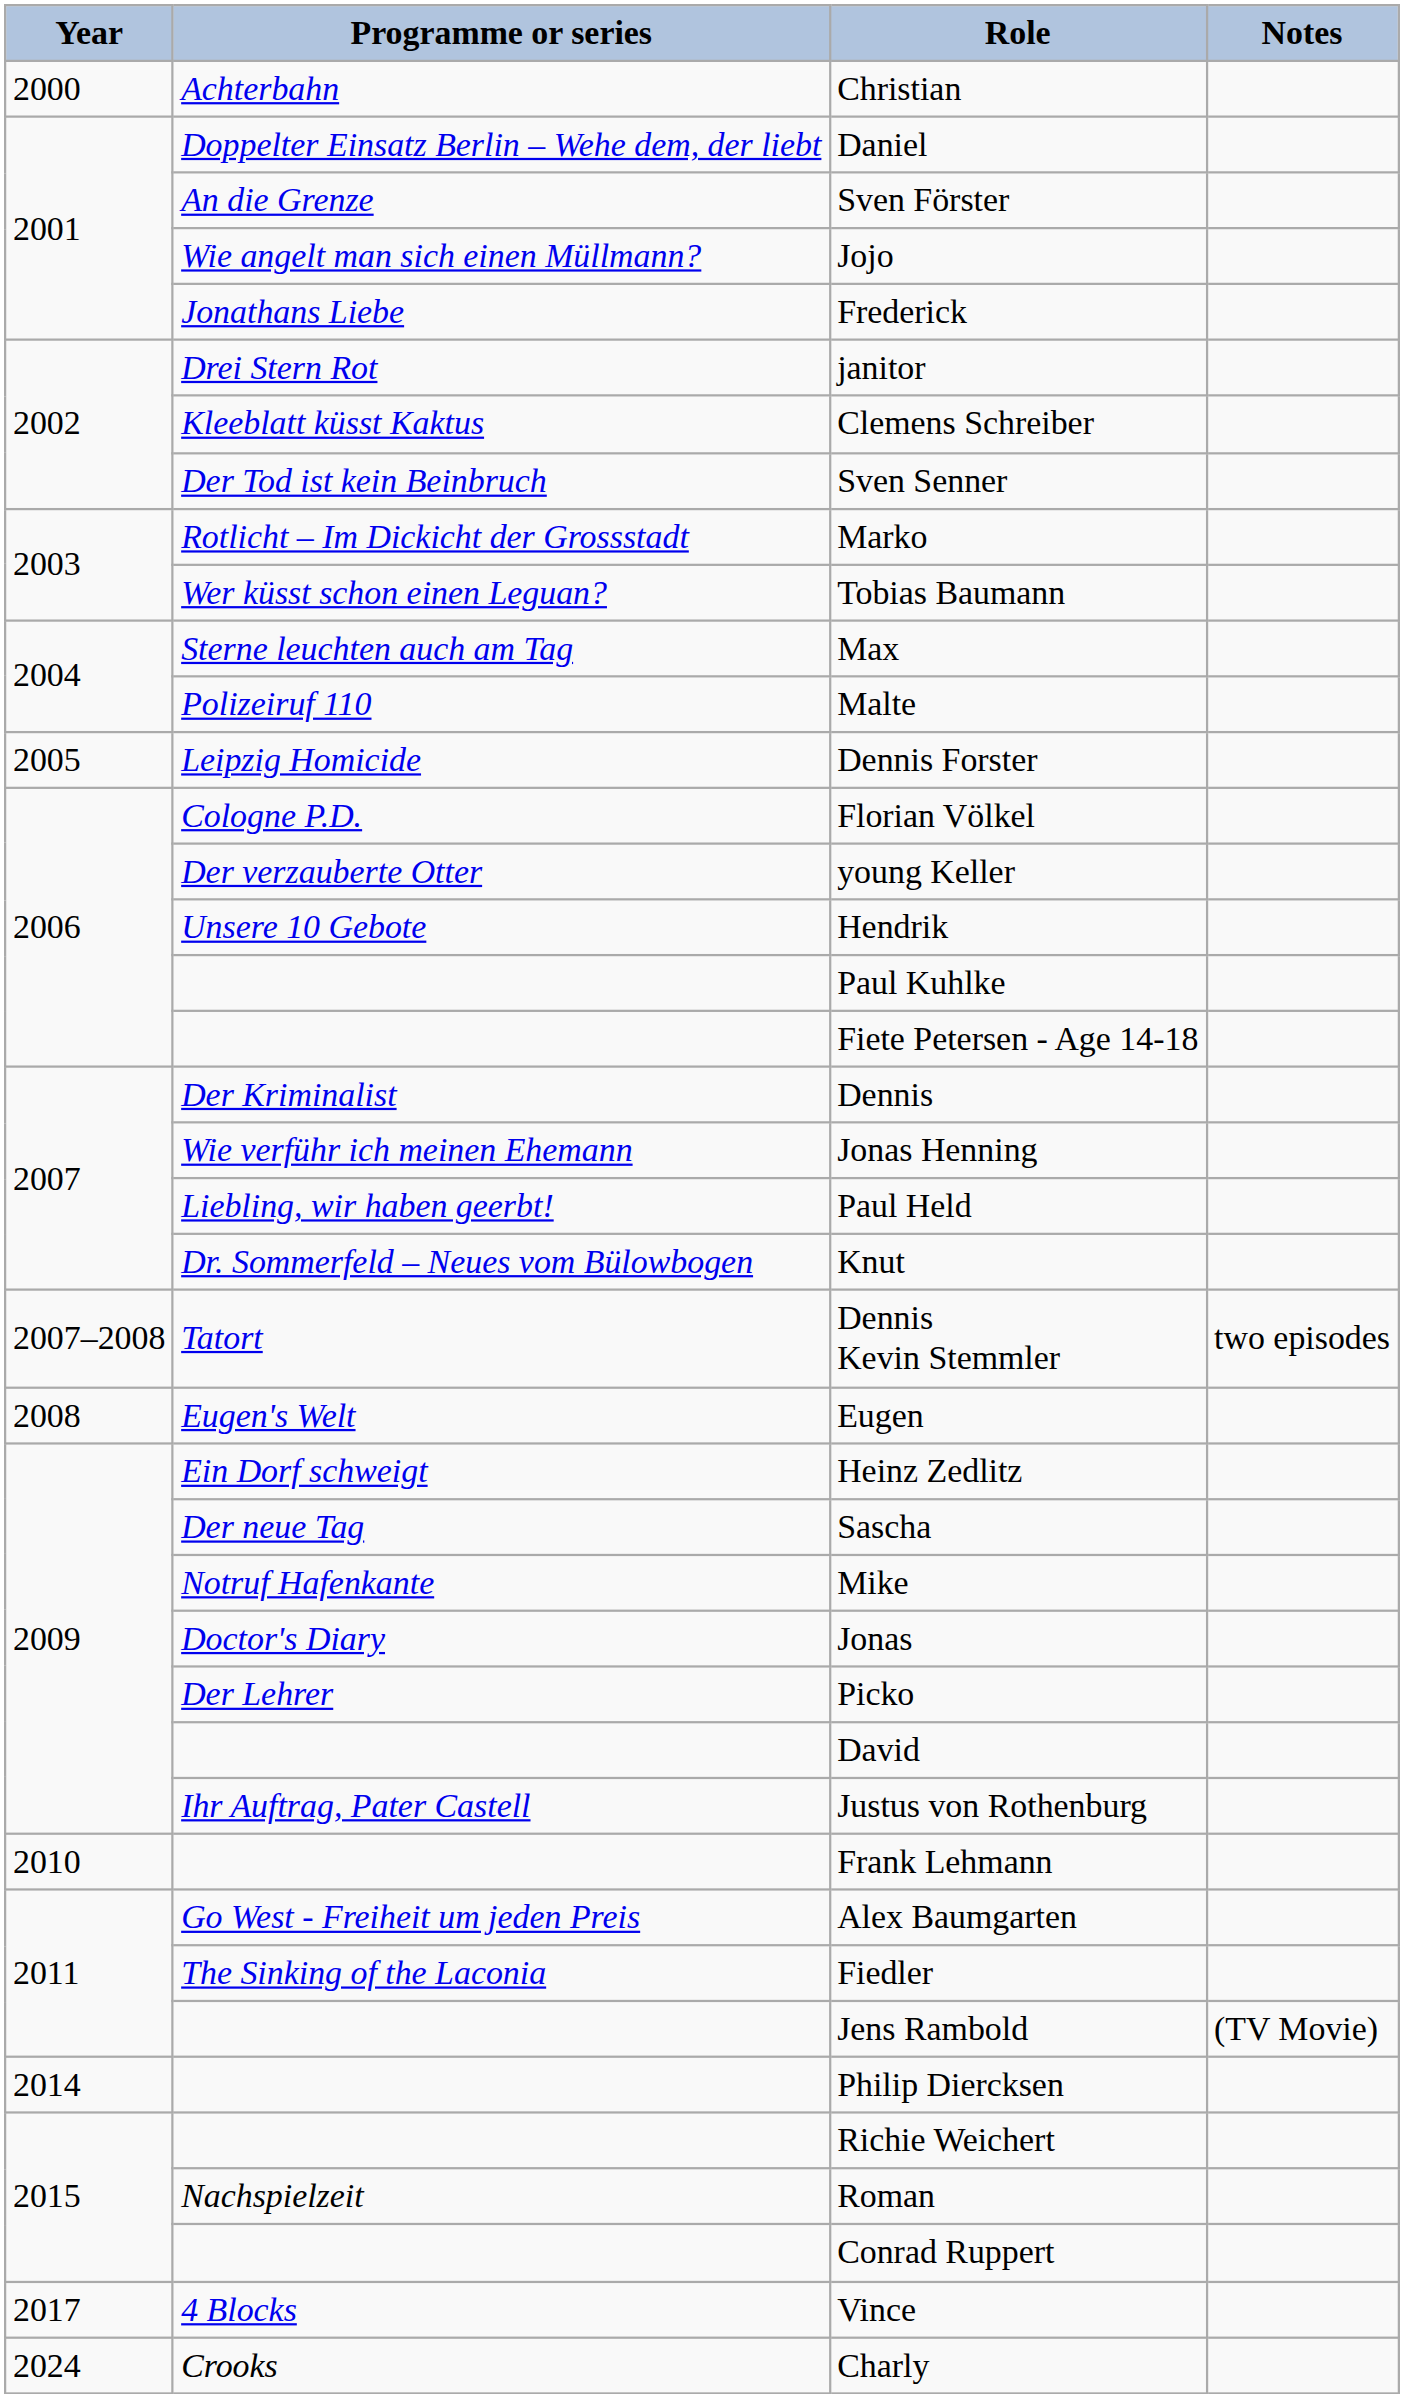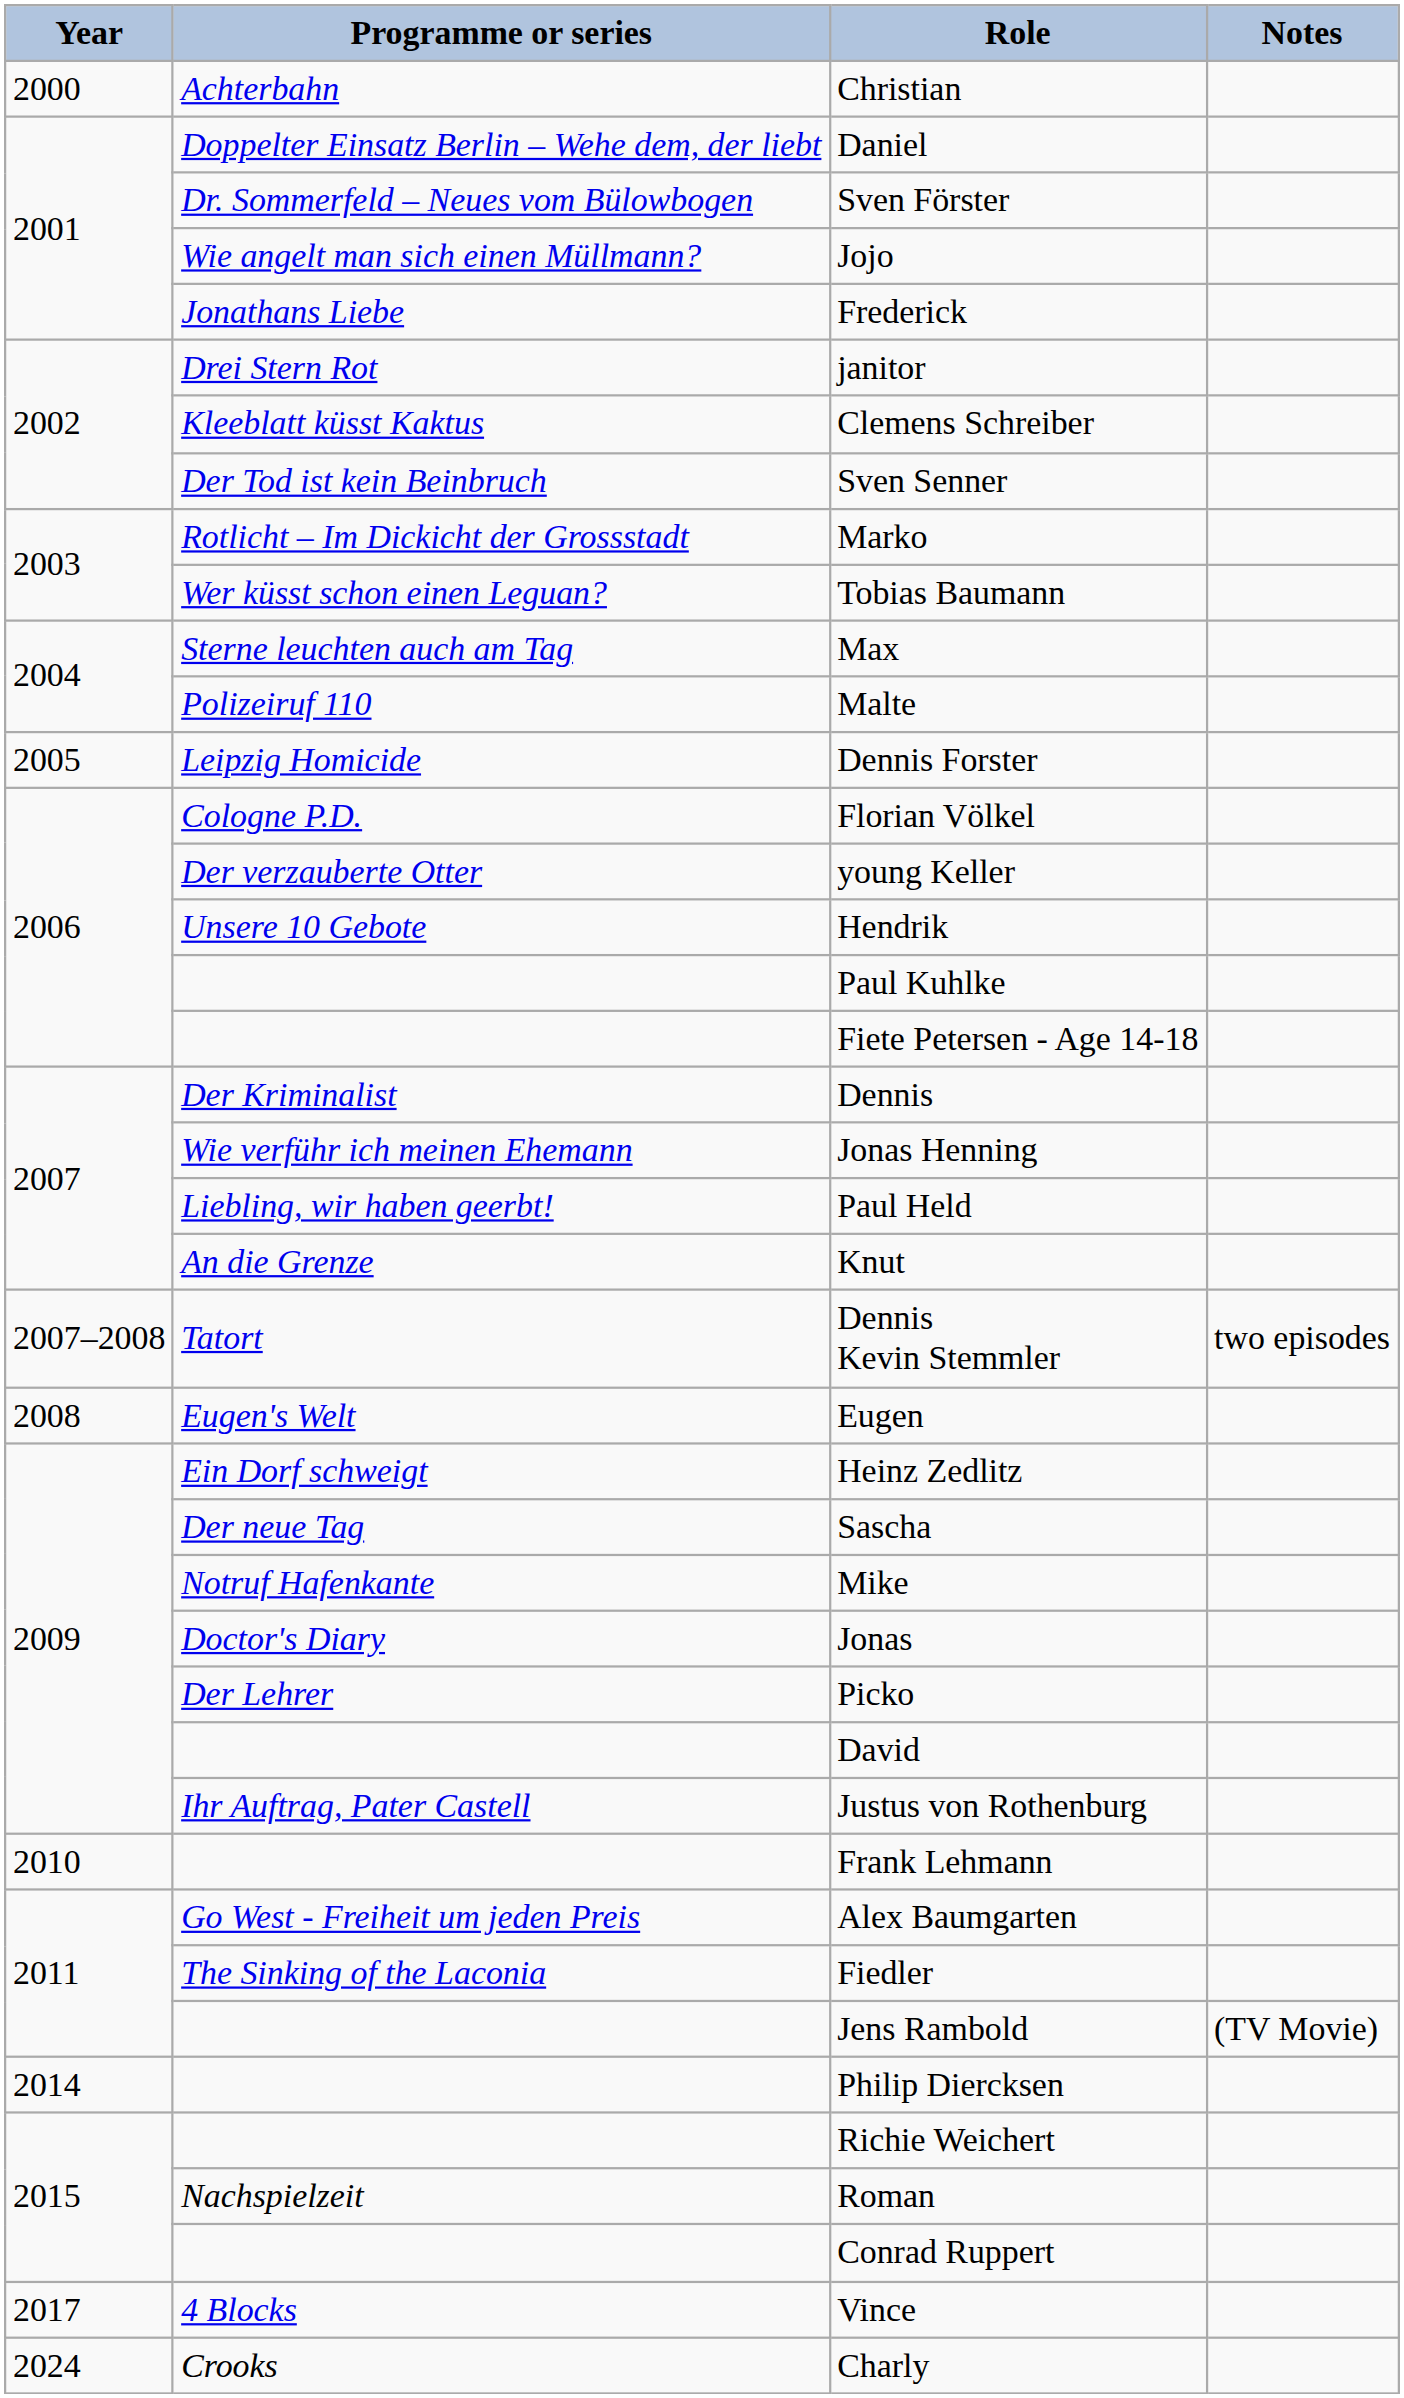(277, 200) An die Grenze -> (467, 200) Dr. Sommerfeld – Neues vom Bülowbogen
(467, 1262) Dr. Sommerfeld – Neues vom Bülowbogen -> (277, 1262) An die Grenze
